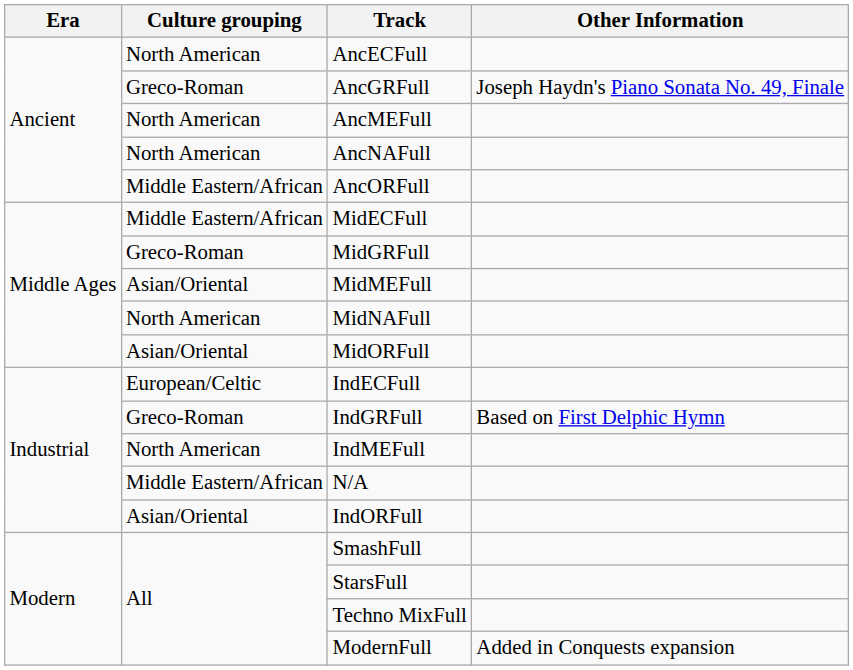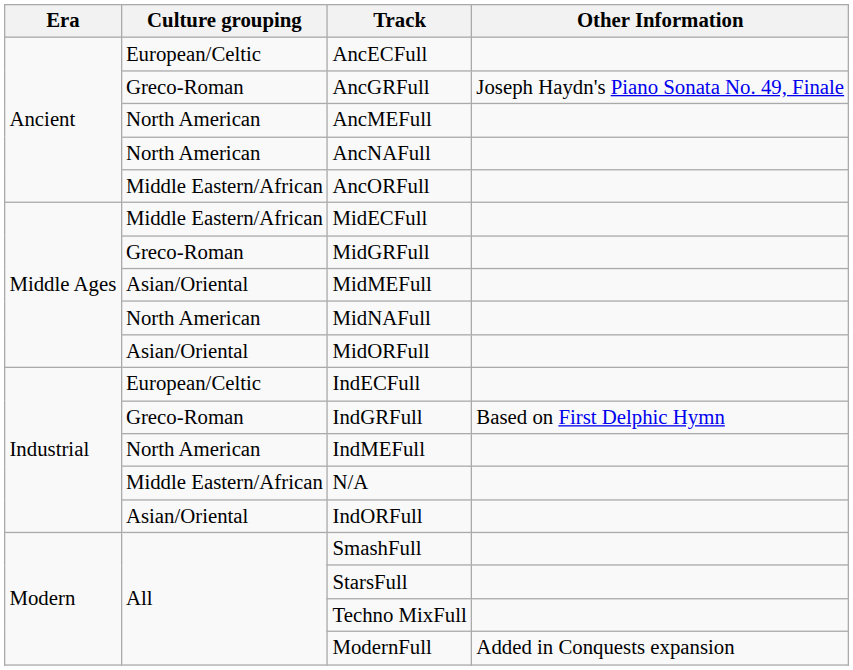(193, 53) North American -> (193, 53) European/Celtic
